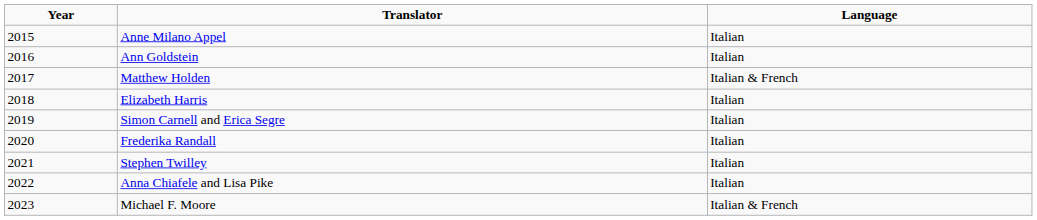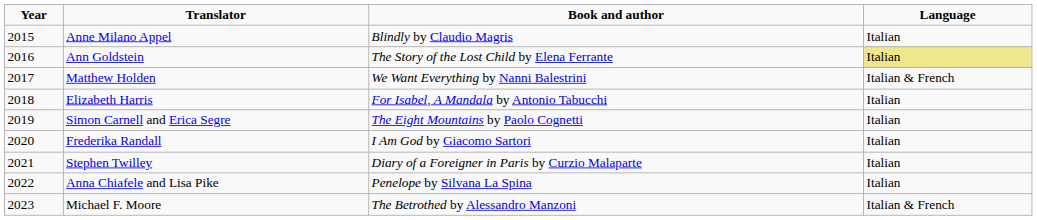+ column: (616, 15)
(727, 57) no background -> (884, 57) khaki background
